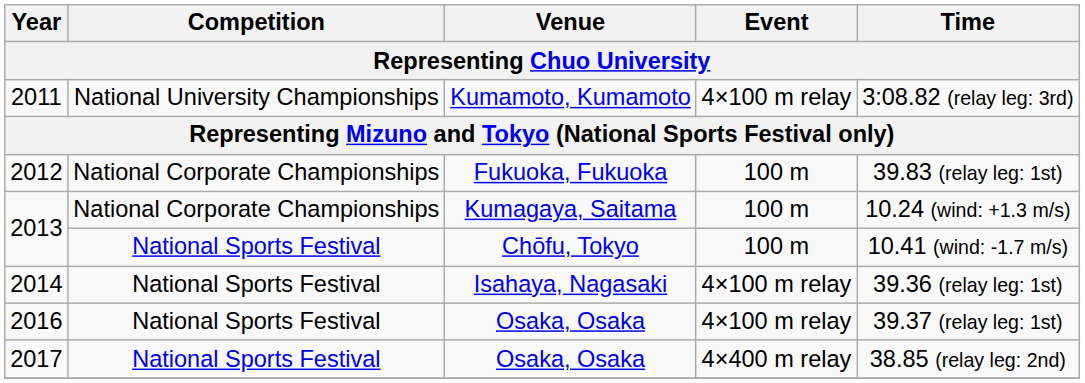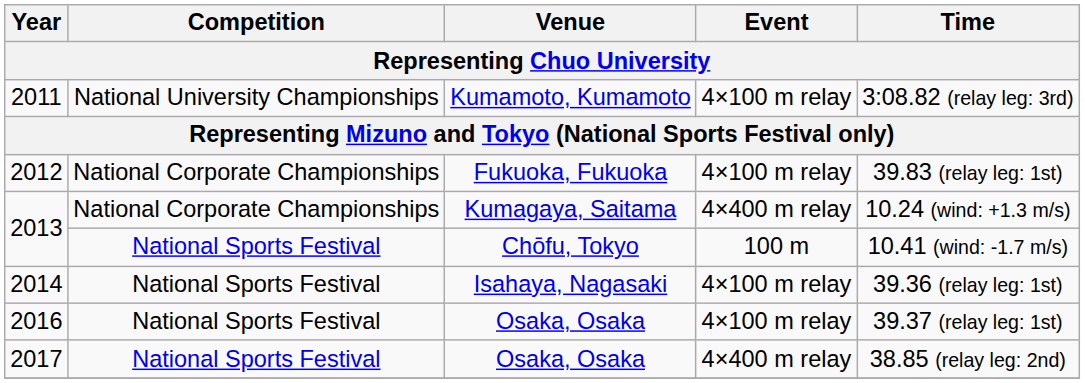(776, 172) 100 m -> (776, 172) 4×100 m relay
(776, 209) 100 m -> (776, 209) 4×400 m relay
